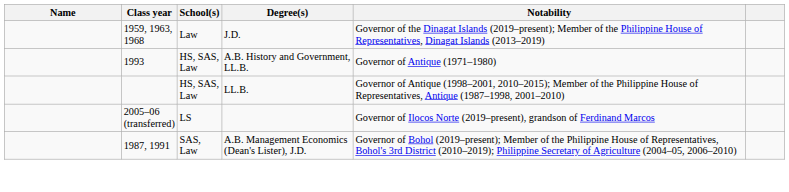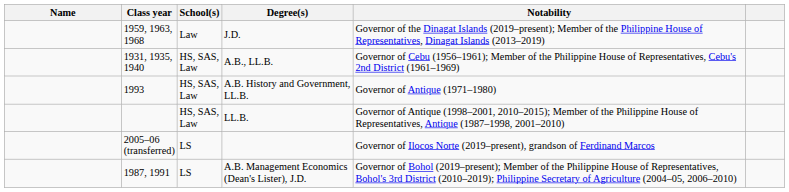+ row: (249, 62)
(190, 145) SAS, Law -> (186, 173) LS
